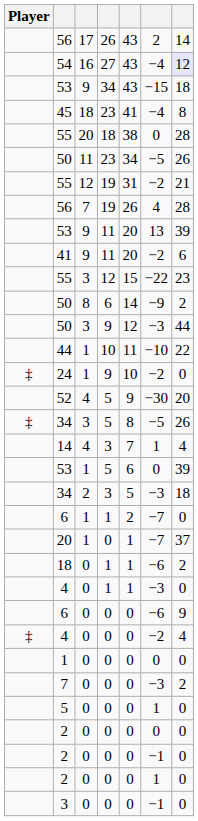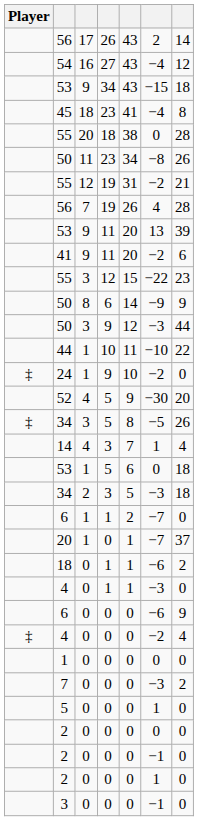(182, 64) lavender background -> (182, 64) no background
(156, 159) −5 -> (156, 159) −8
(182, 302) 2 -> (182, 302) 9
(182, 469) 39 -> (182, 469) 18
